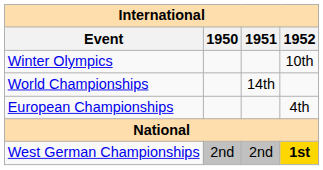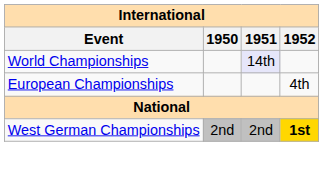- row: (60, 61)
(261, 84) no background -> (261, 61) lavender background
